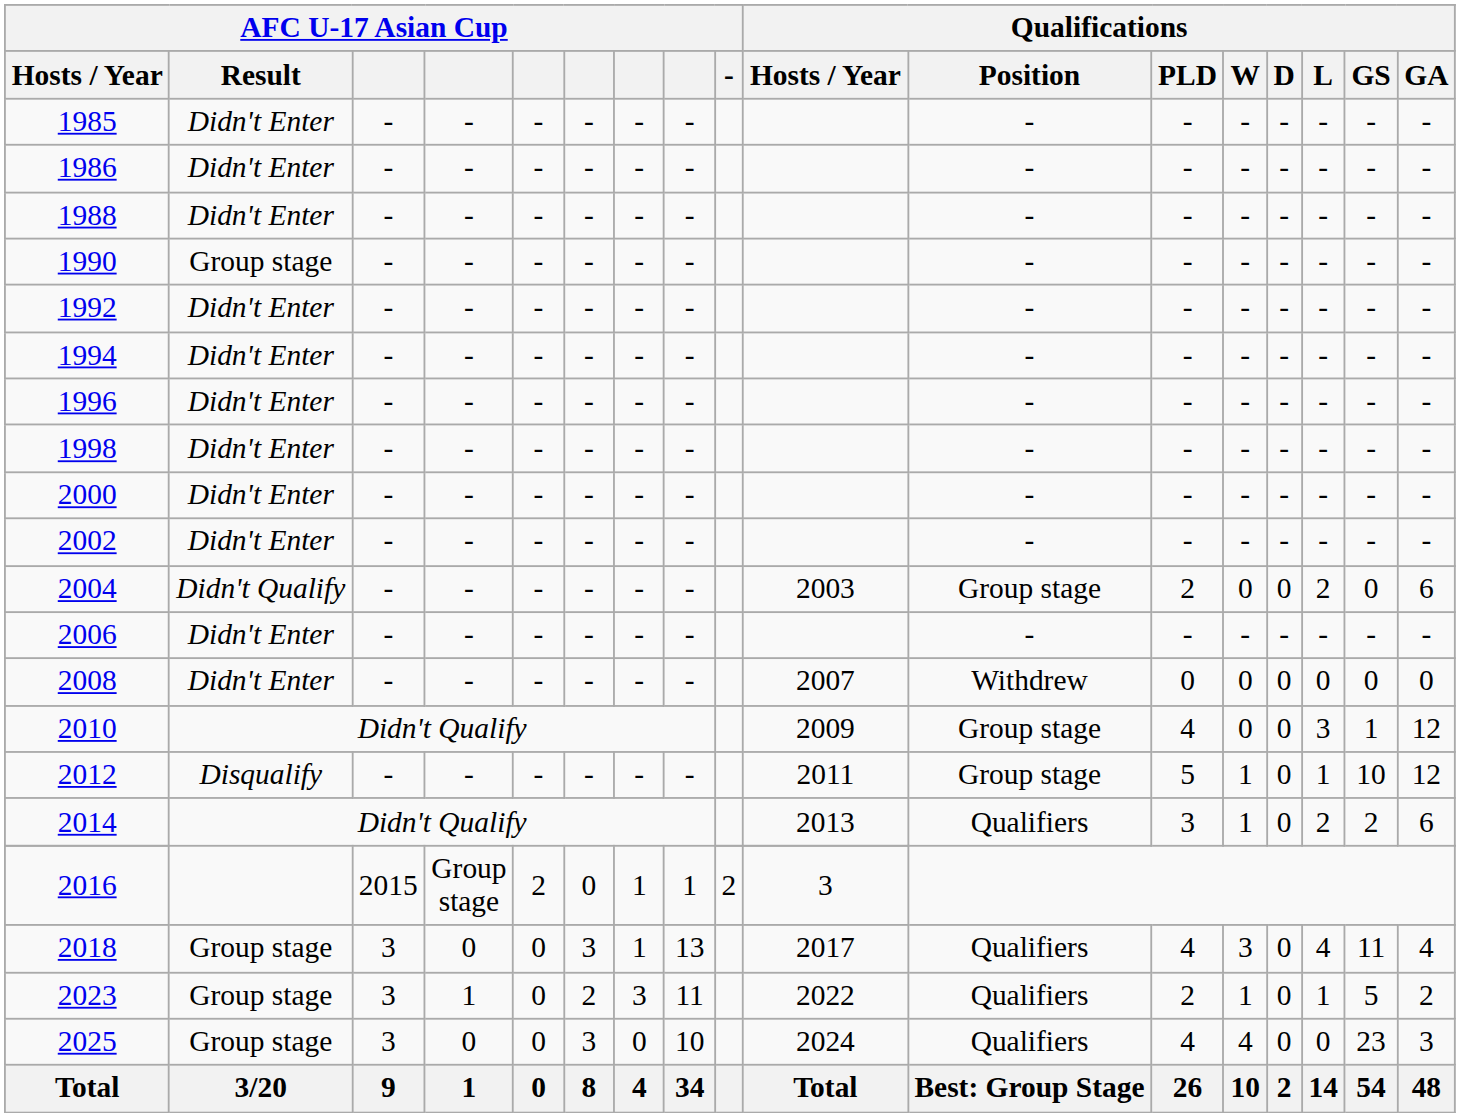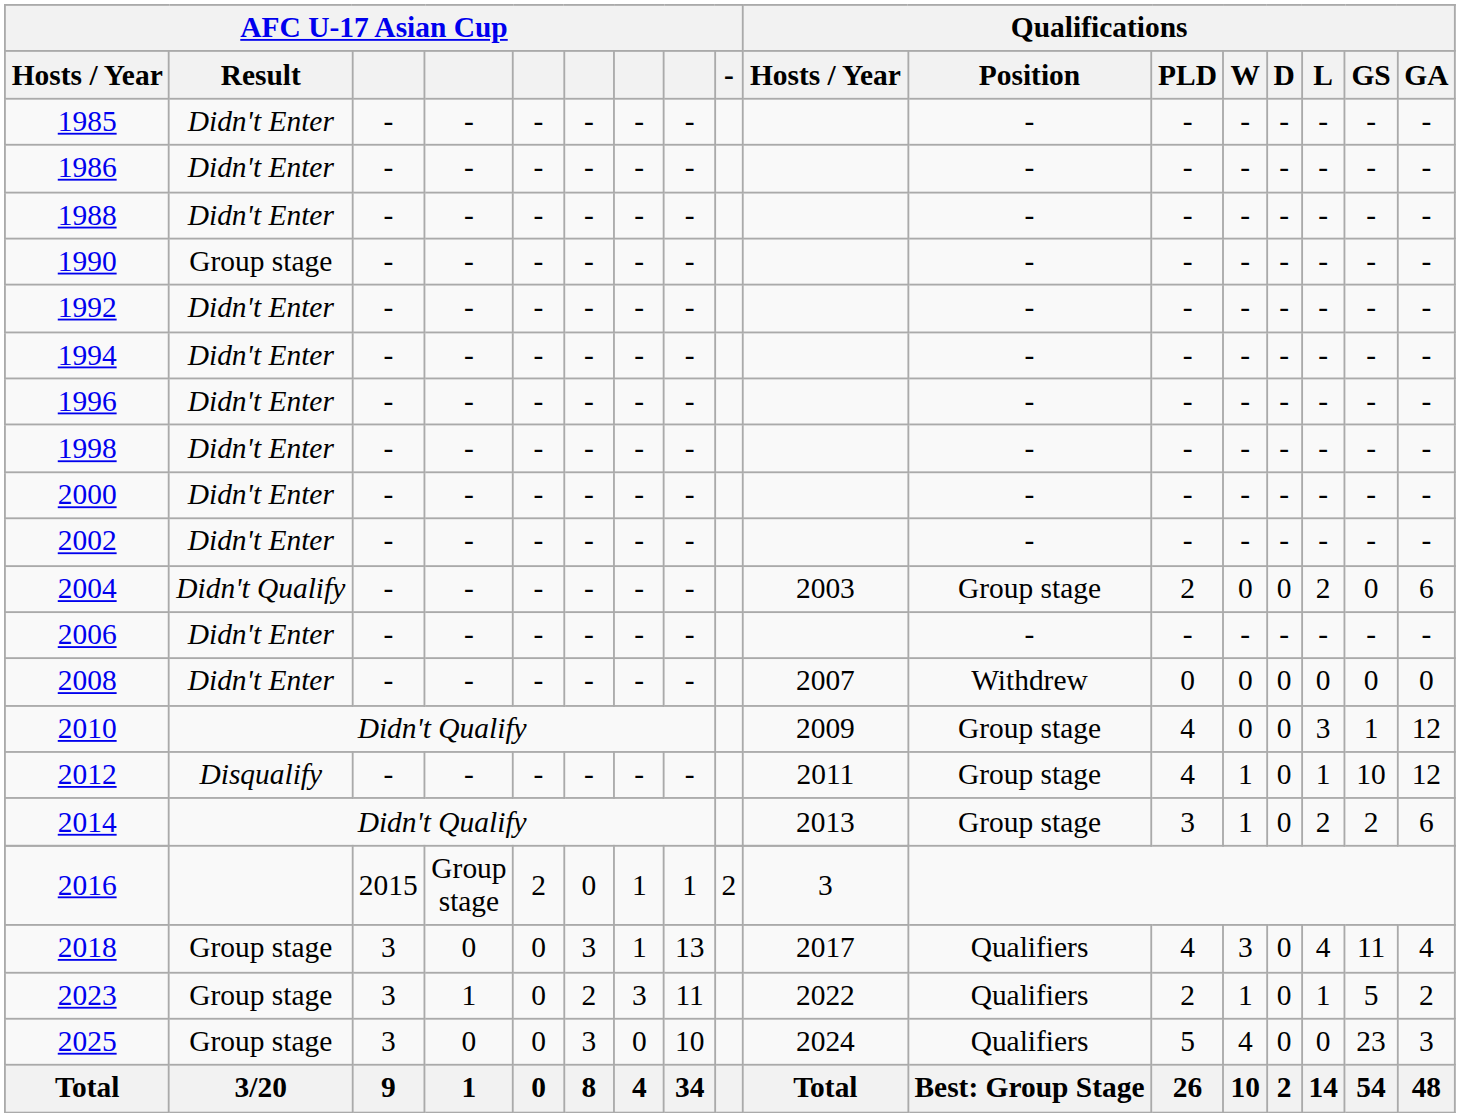(1188, 774) 5 -> (1188, 774) 4
(1029, 821) Qualifiers -> (1029, 821) Group stage
(1188, 1041) 4 -> (1188, 1041) 5
